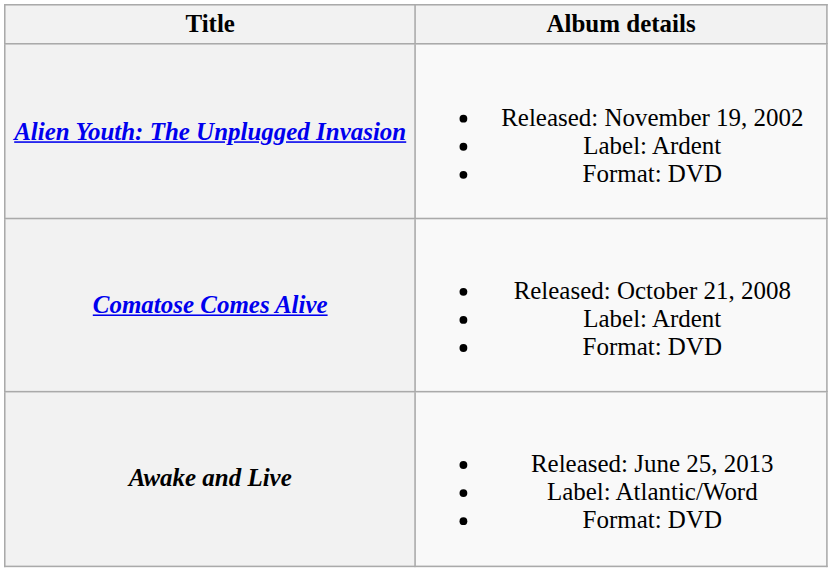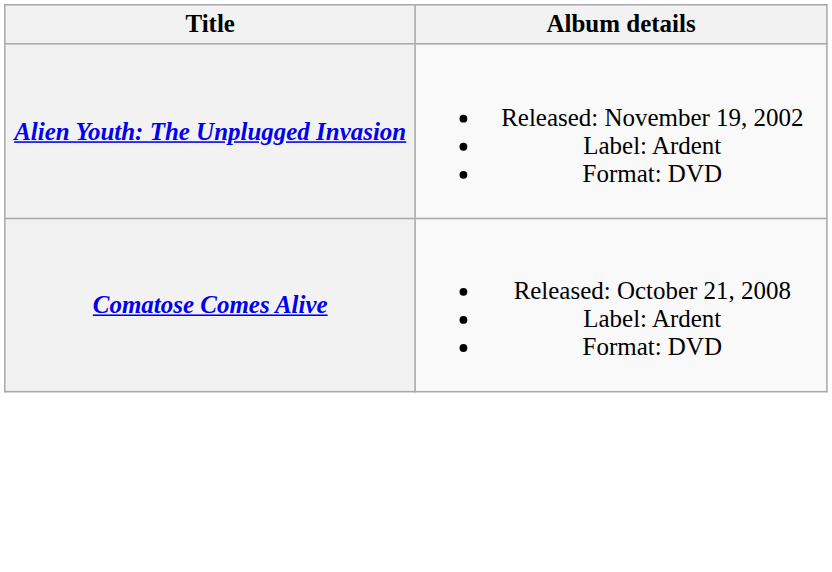- row: (210, 478)
